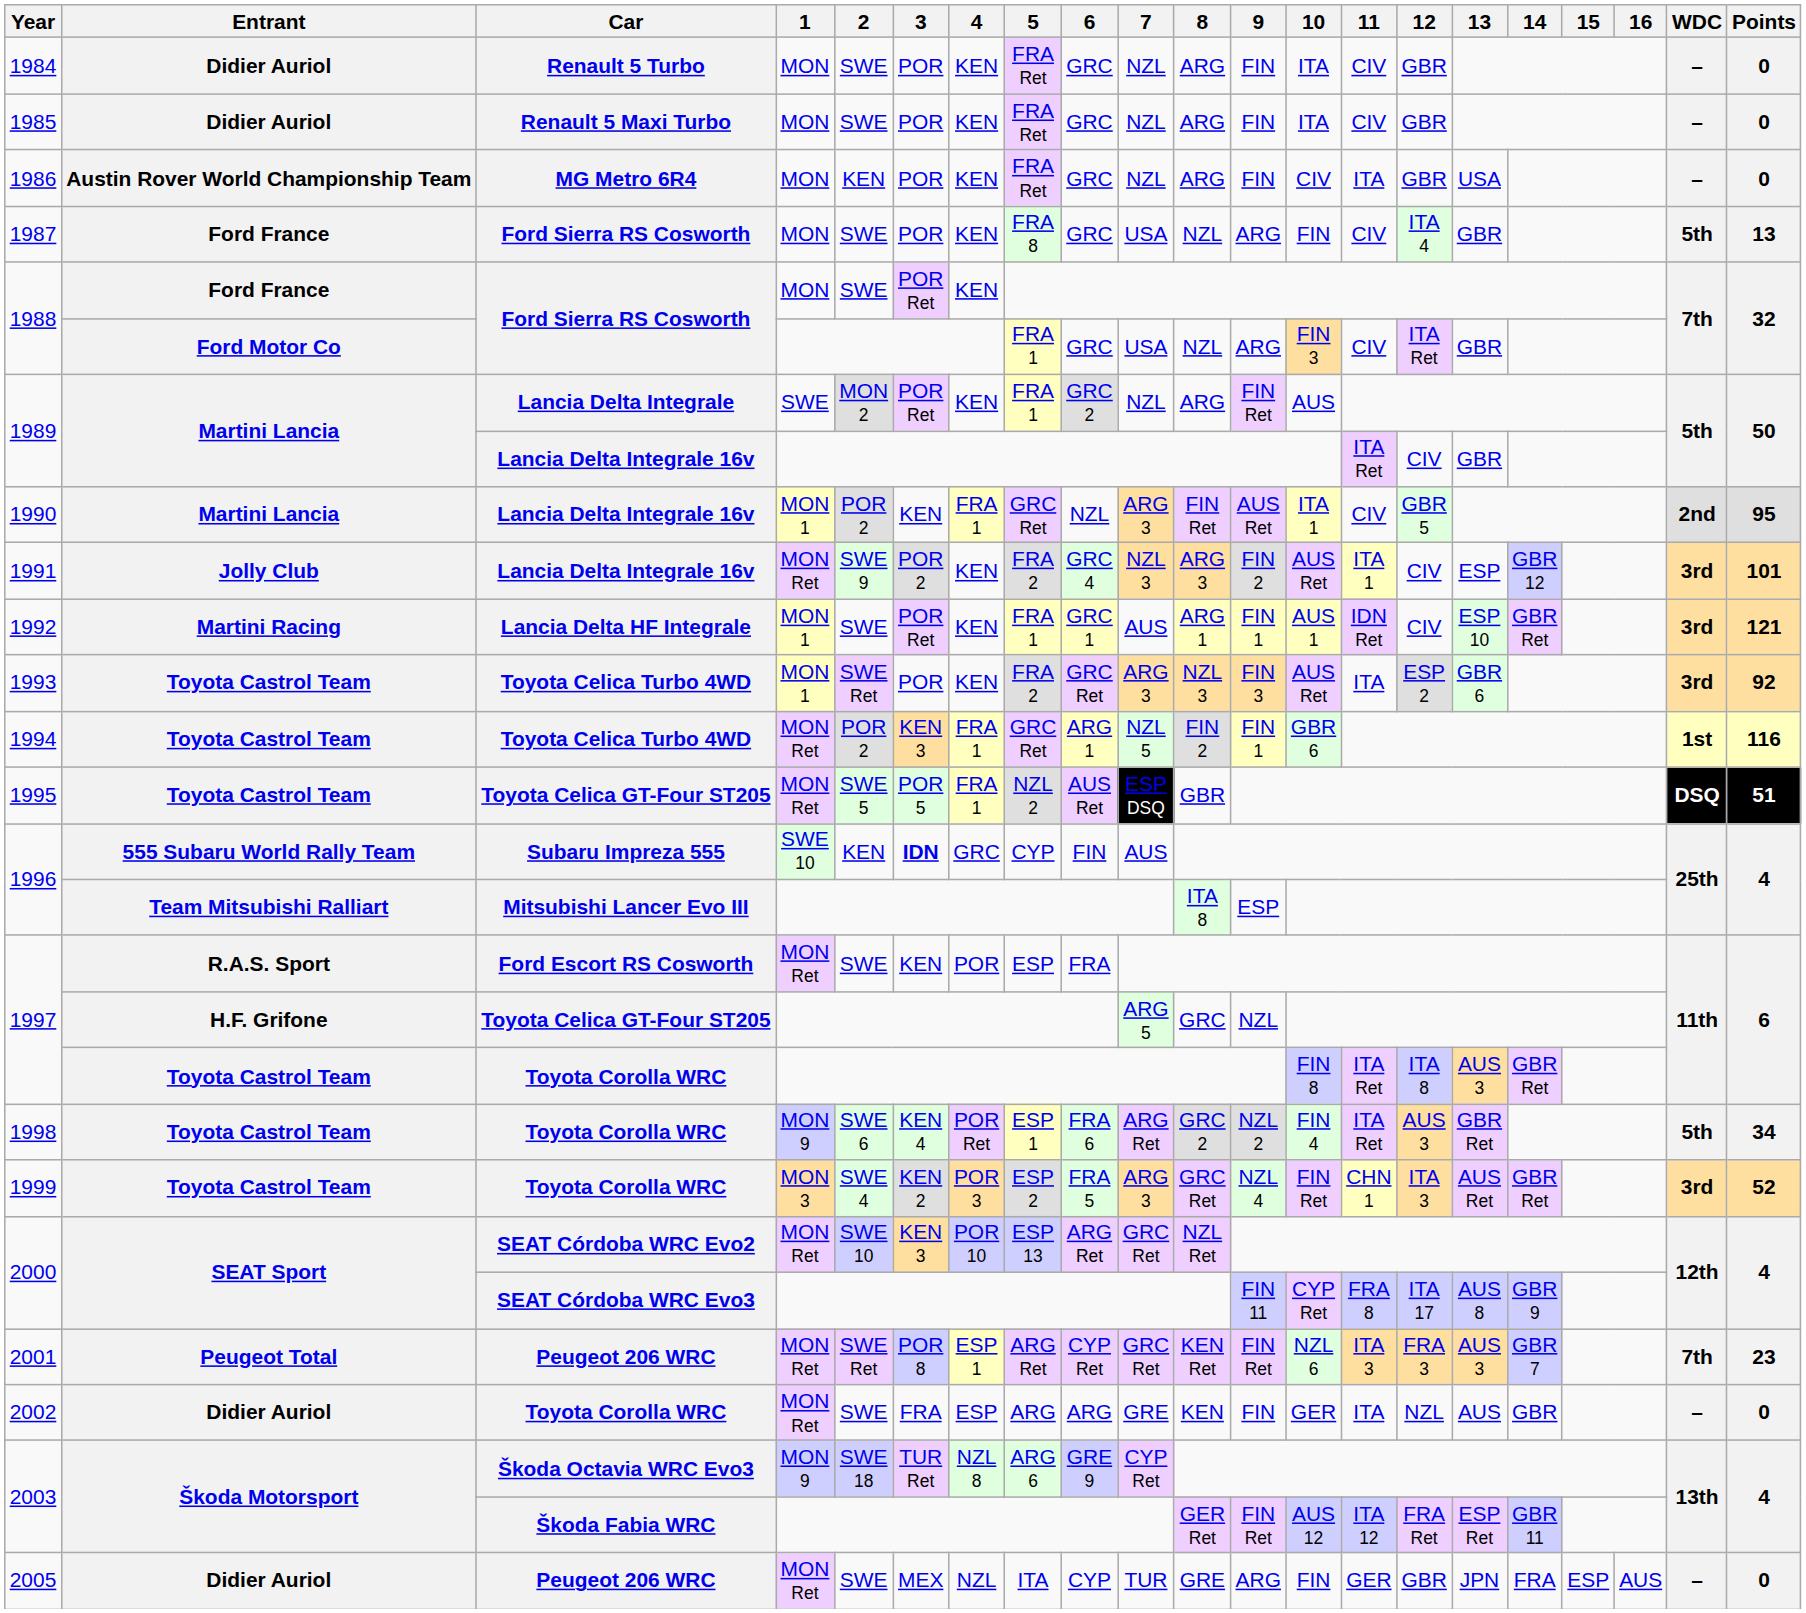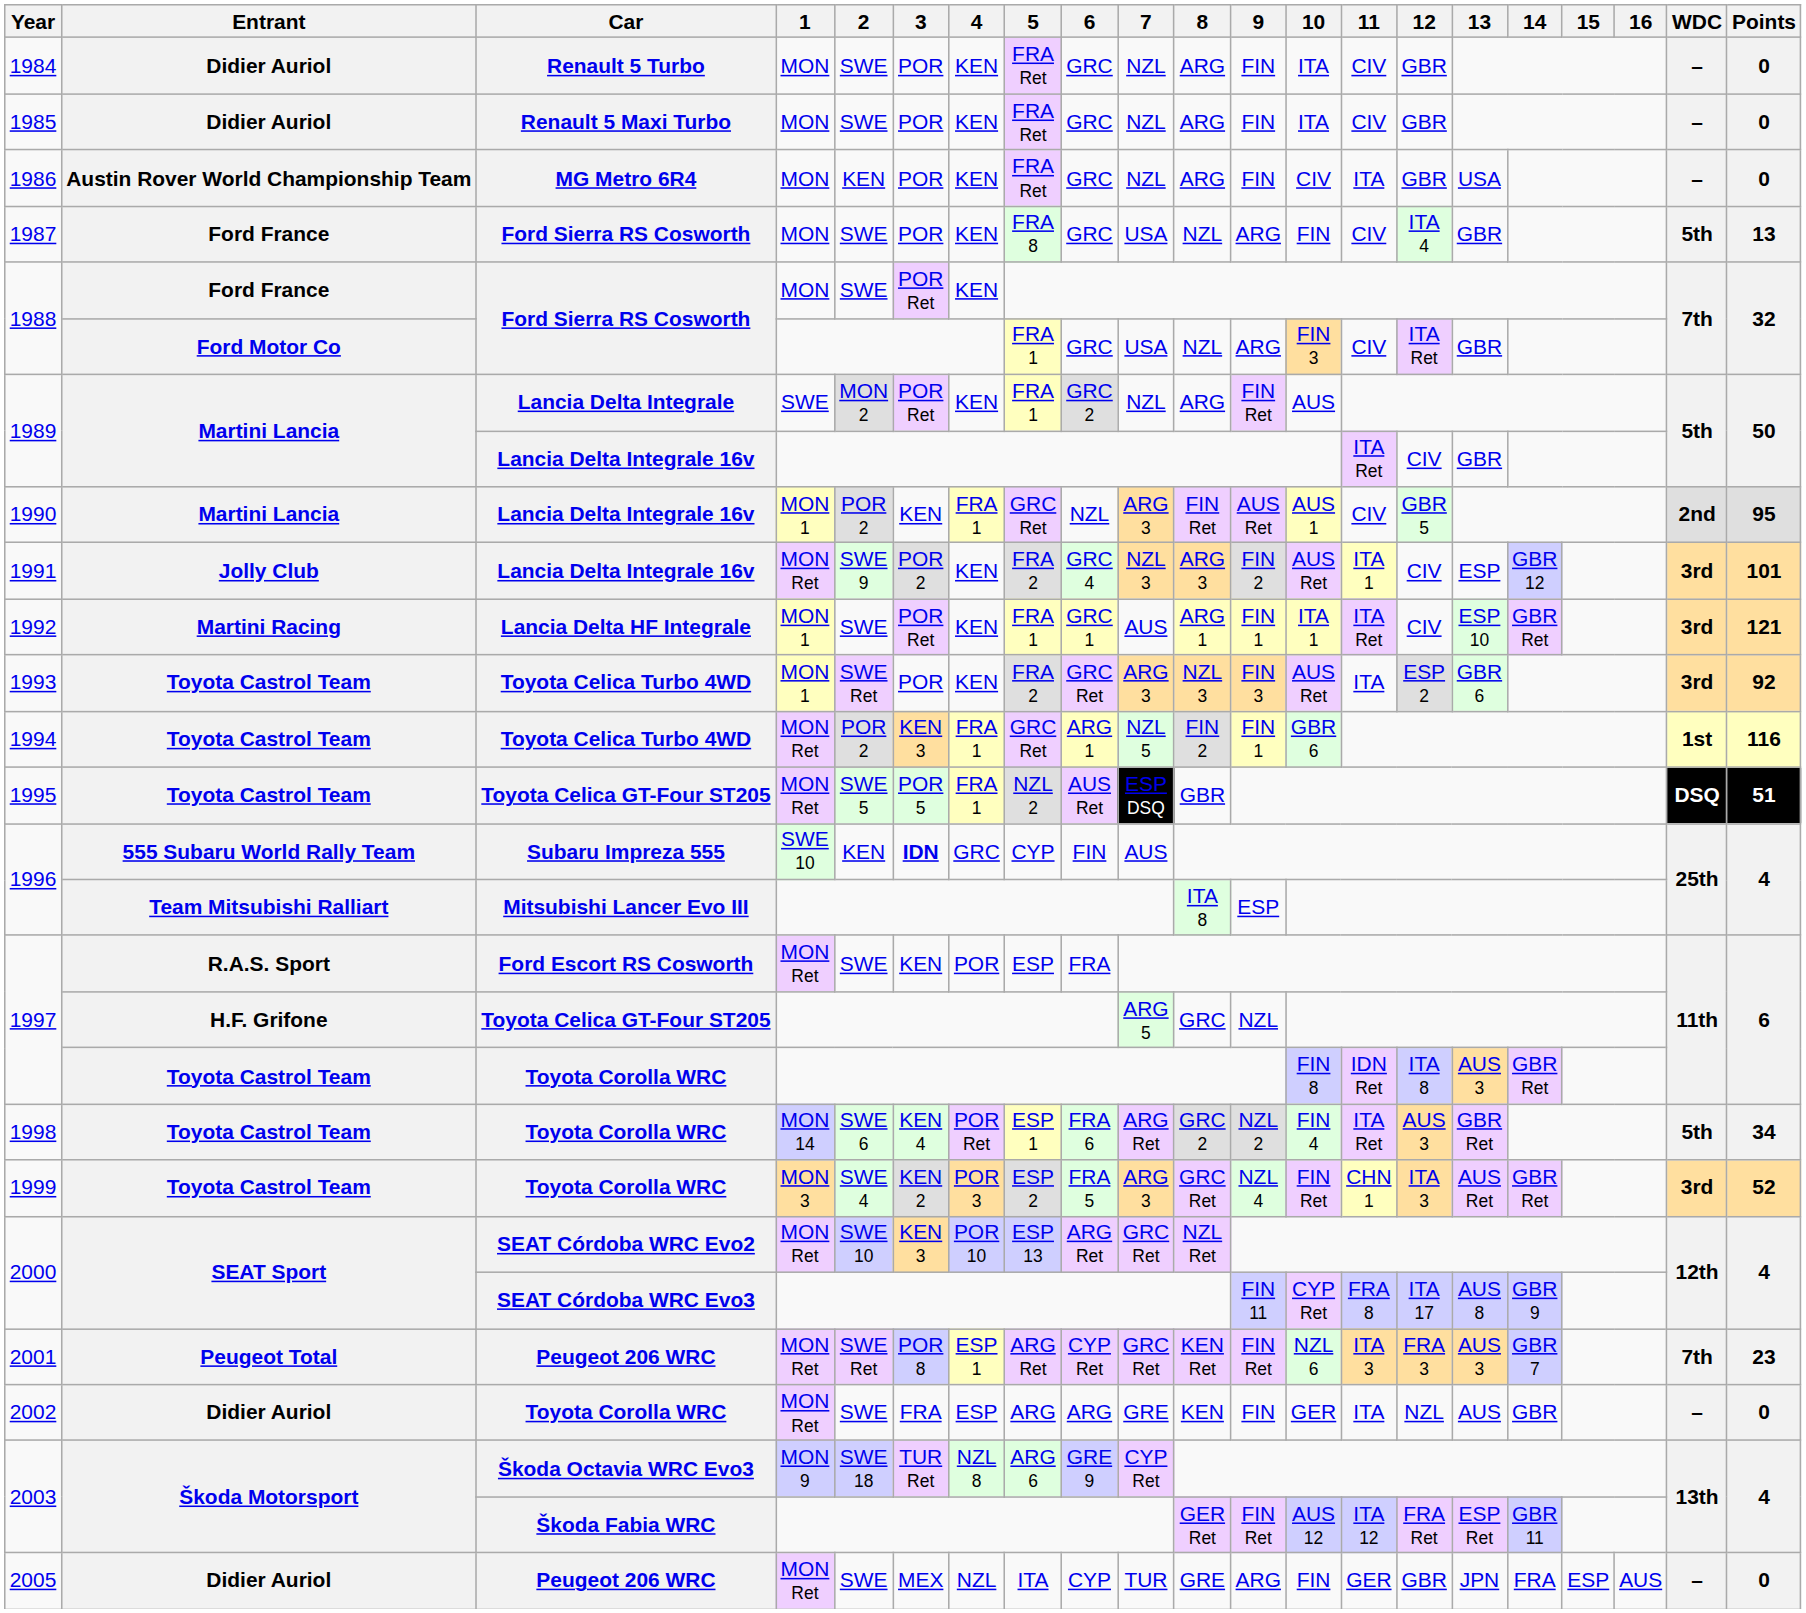(1314, 514) ITA 1 -> (1314, 514) AUS 1
(1314, 626) AUS 1 -> (1314, 626) ITA 1
(1369, 626) IDN Ret -> (1369, 626) ITA Ret
(1369, 1075) ITA Ret -> (1369, 1075) IDN Ret
(805, 1131) MON 9 -> (805, 1131) MON 14
